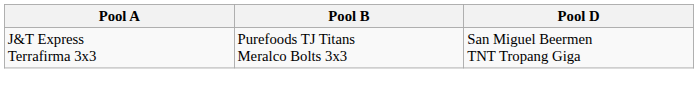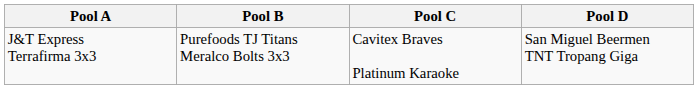+ column: (435, 16)
